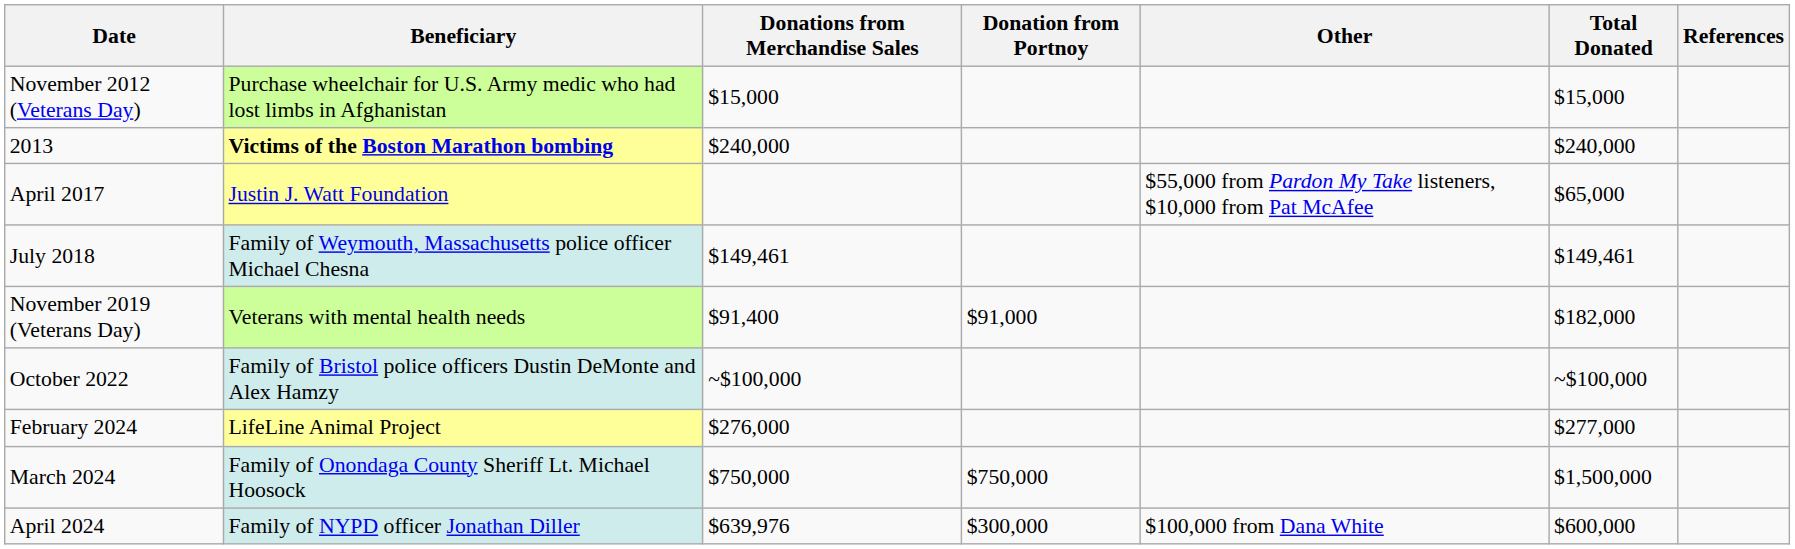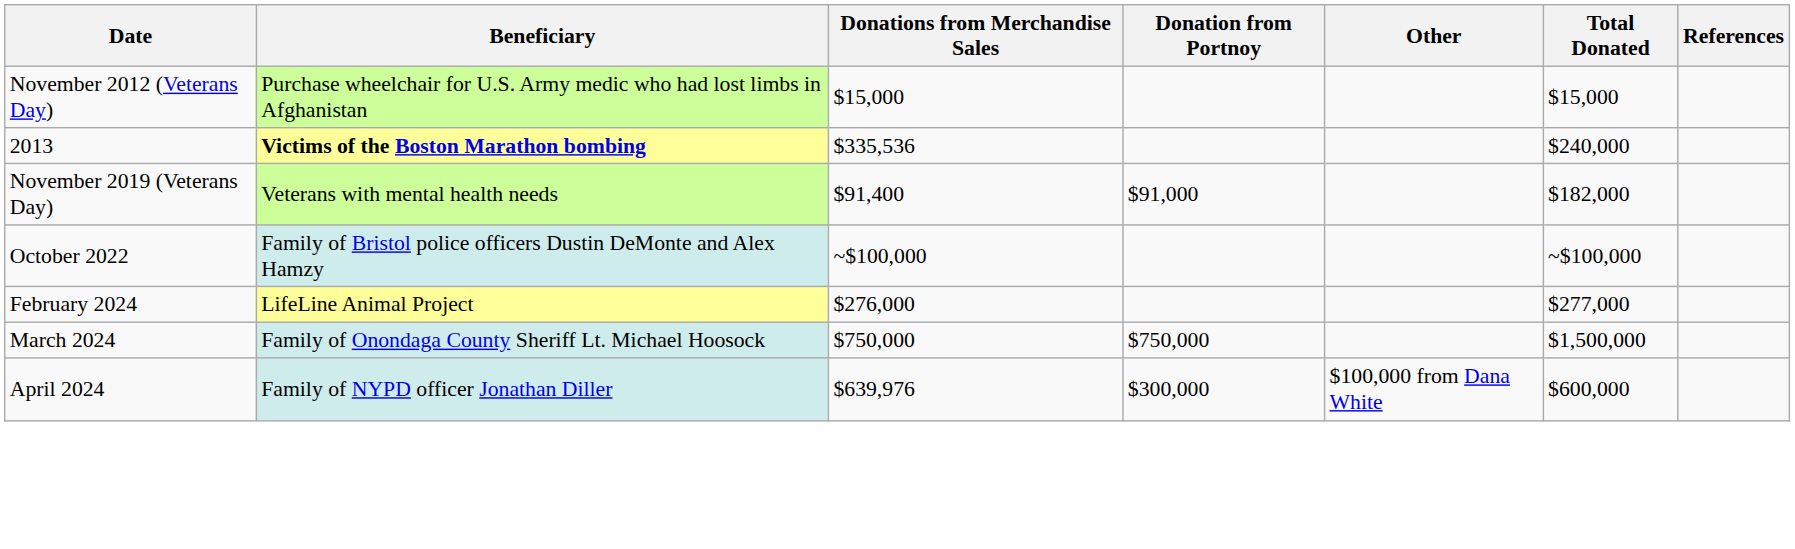(749, 145) $240,000 -> (874, 145) $335,536
- row: (57, 194)
- row: (52, 256)
